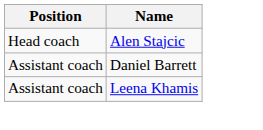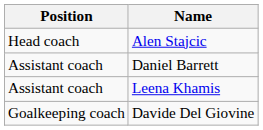+ row: (193, 112)
